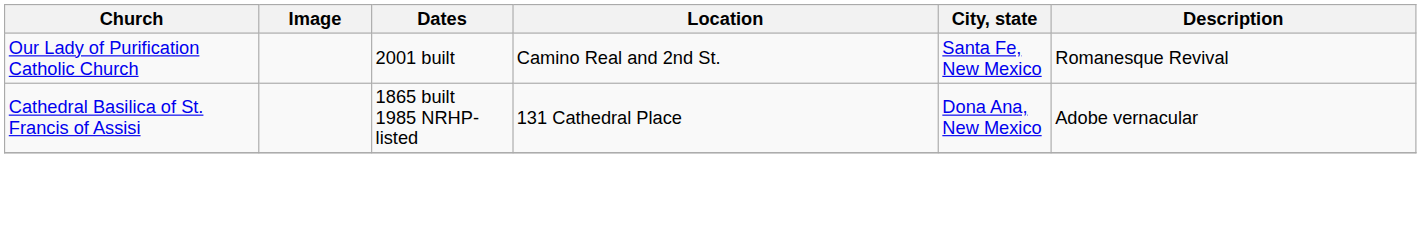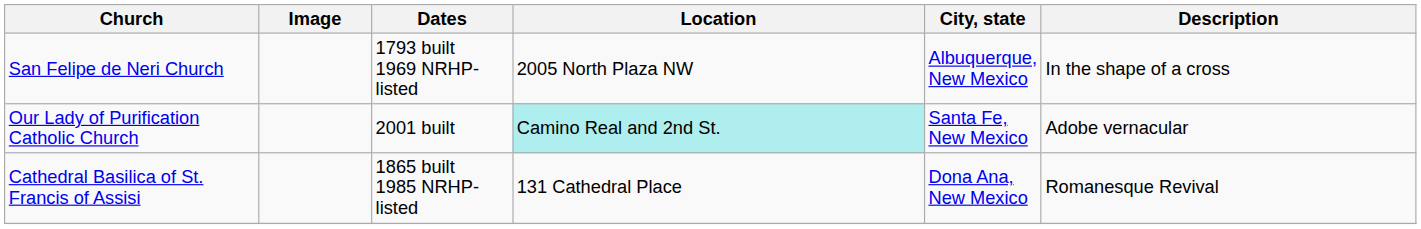+ row: (116, 68)
(619, 58) no background -> (619, 128) paleturquoise background
(1142, 58) Romanesque Revival -> (1117, 128) Adobe vernacular
(1127, 117) Adobe vernacular -> (1132, 187) Romanesque Revival
